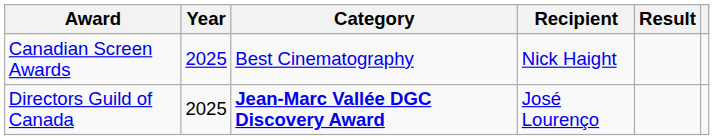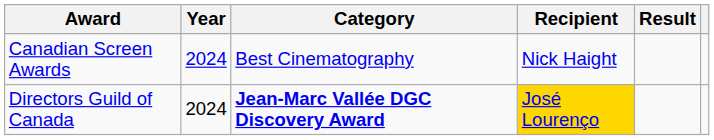(206, 59) 2025 -> (206, 59) 2024
(206, 109) 2025 -> (206, 109) 2024
(560, 109) no background -> (560, 109) gold background
